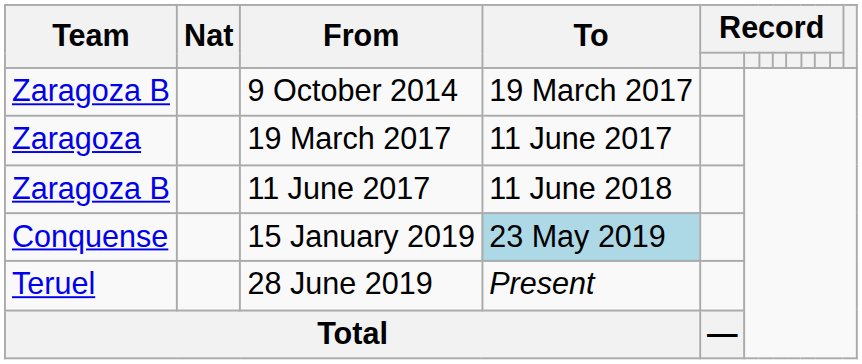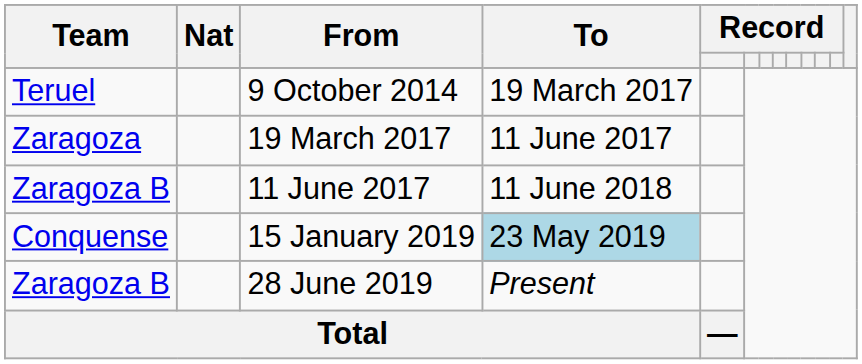(91, 91) Zaragoza B -> (54, 91) Teruel
(54, 285) Teruel -> (91, 285) Zaragoza B
